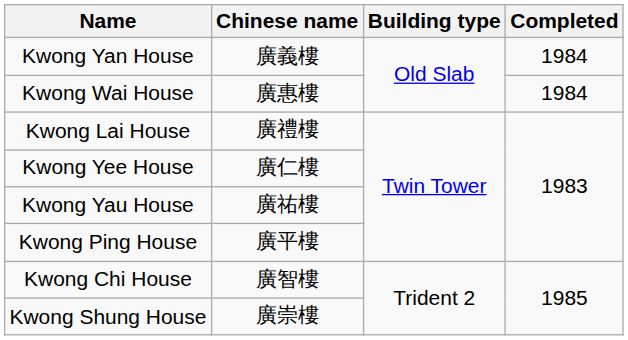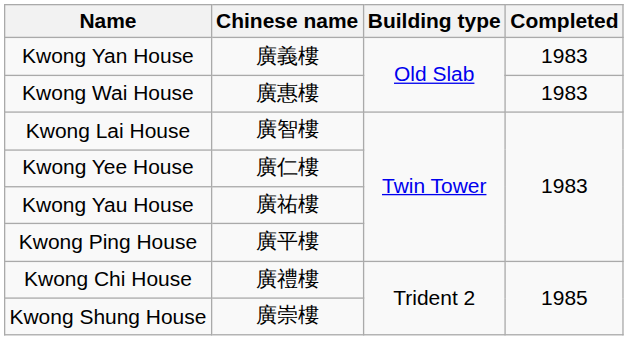(564, 56) 1984 -> (564, 56) 1983
(564, 93) 1984 -> (564, 93) 1983
(287, 130) 廣禮樓 -> (287, 130) 廣智樓
(287, 278) 廣智樓 -> (287, 278) 廣禮樓
